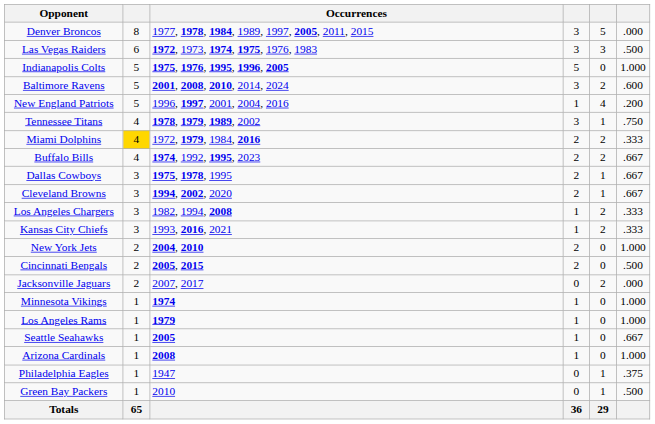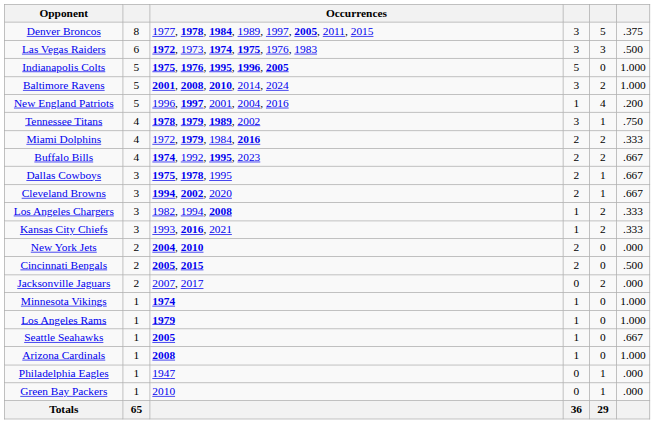(633, 31) .000 -> (633, 31) .375
(633, 85) .600 -> (633, 85) 1.000
(136, 139) gold background -> (136, 139) no background
(633, 247) 1.000 -> (633, 247) .000
(633, 373) .375 -> (633, 373) .000
(633, 391) .500 -> (633, 391) .000
